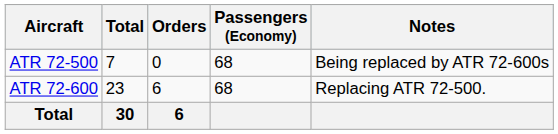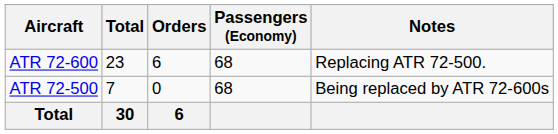rows swapped: (54, 62) <-> (54, 89)
